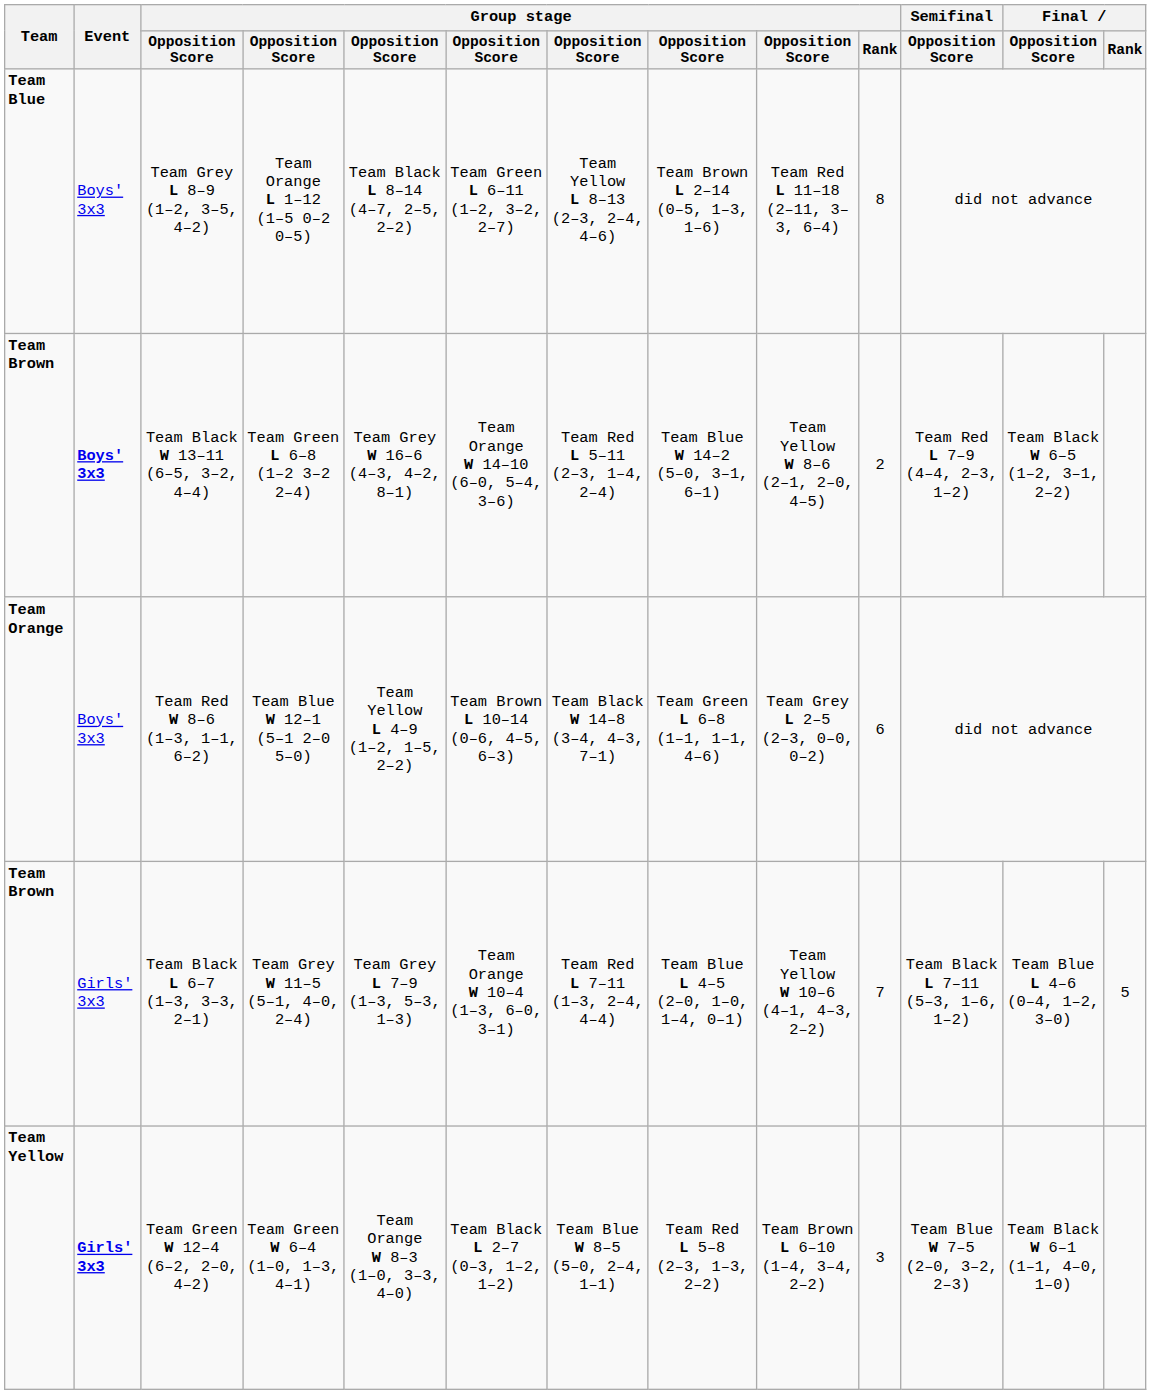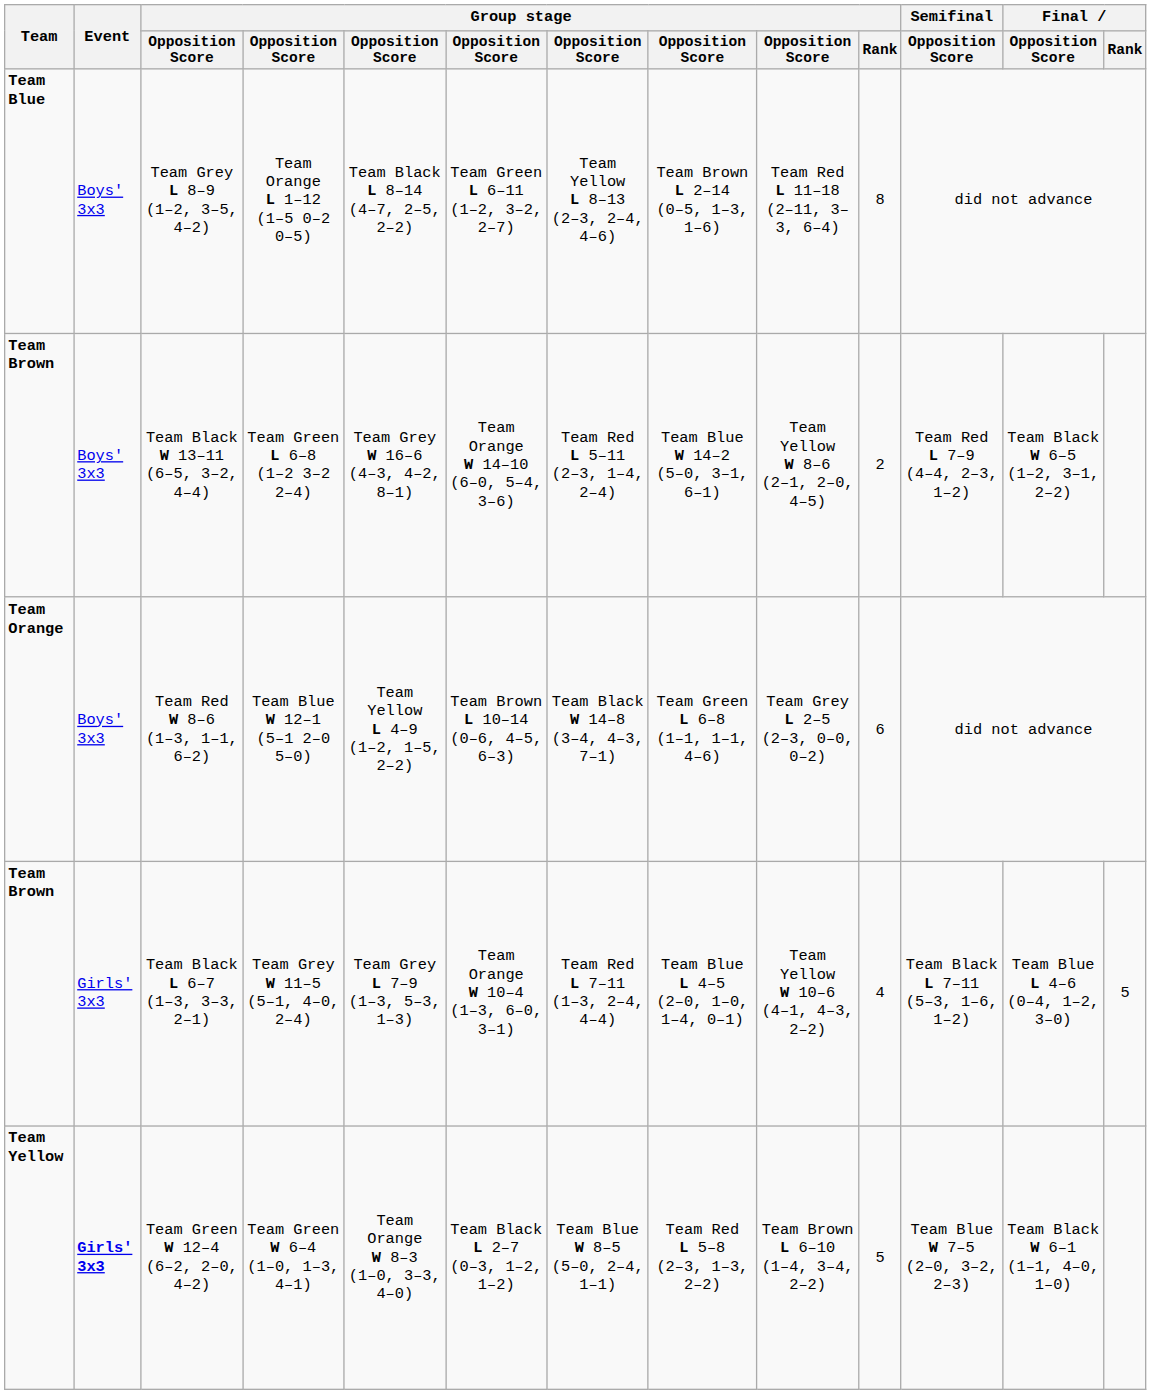(100, 465) bold -> (100, 465) normal
(880, 993) 7 -> (880, 993) 4
(880, 1257) 3 -> (880, 1257) 5
